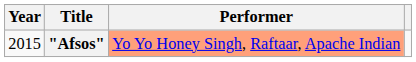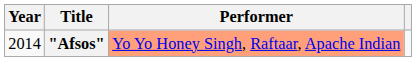(25, 43) 2015 -> (25, 43) 2014
